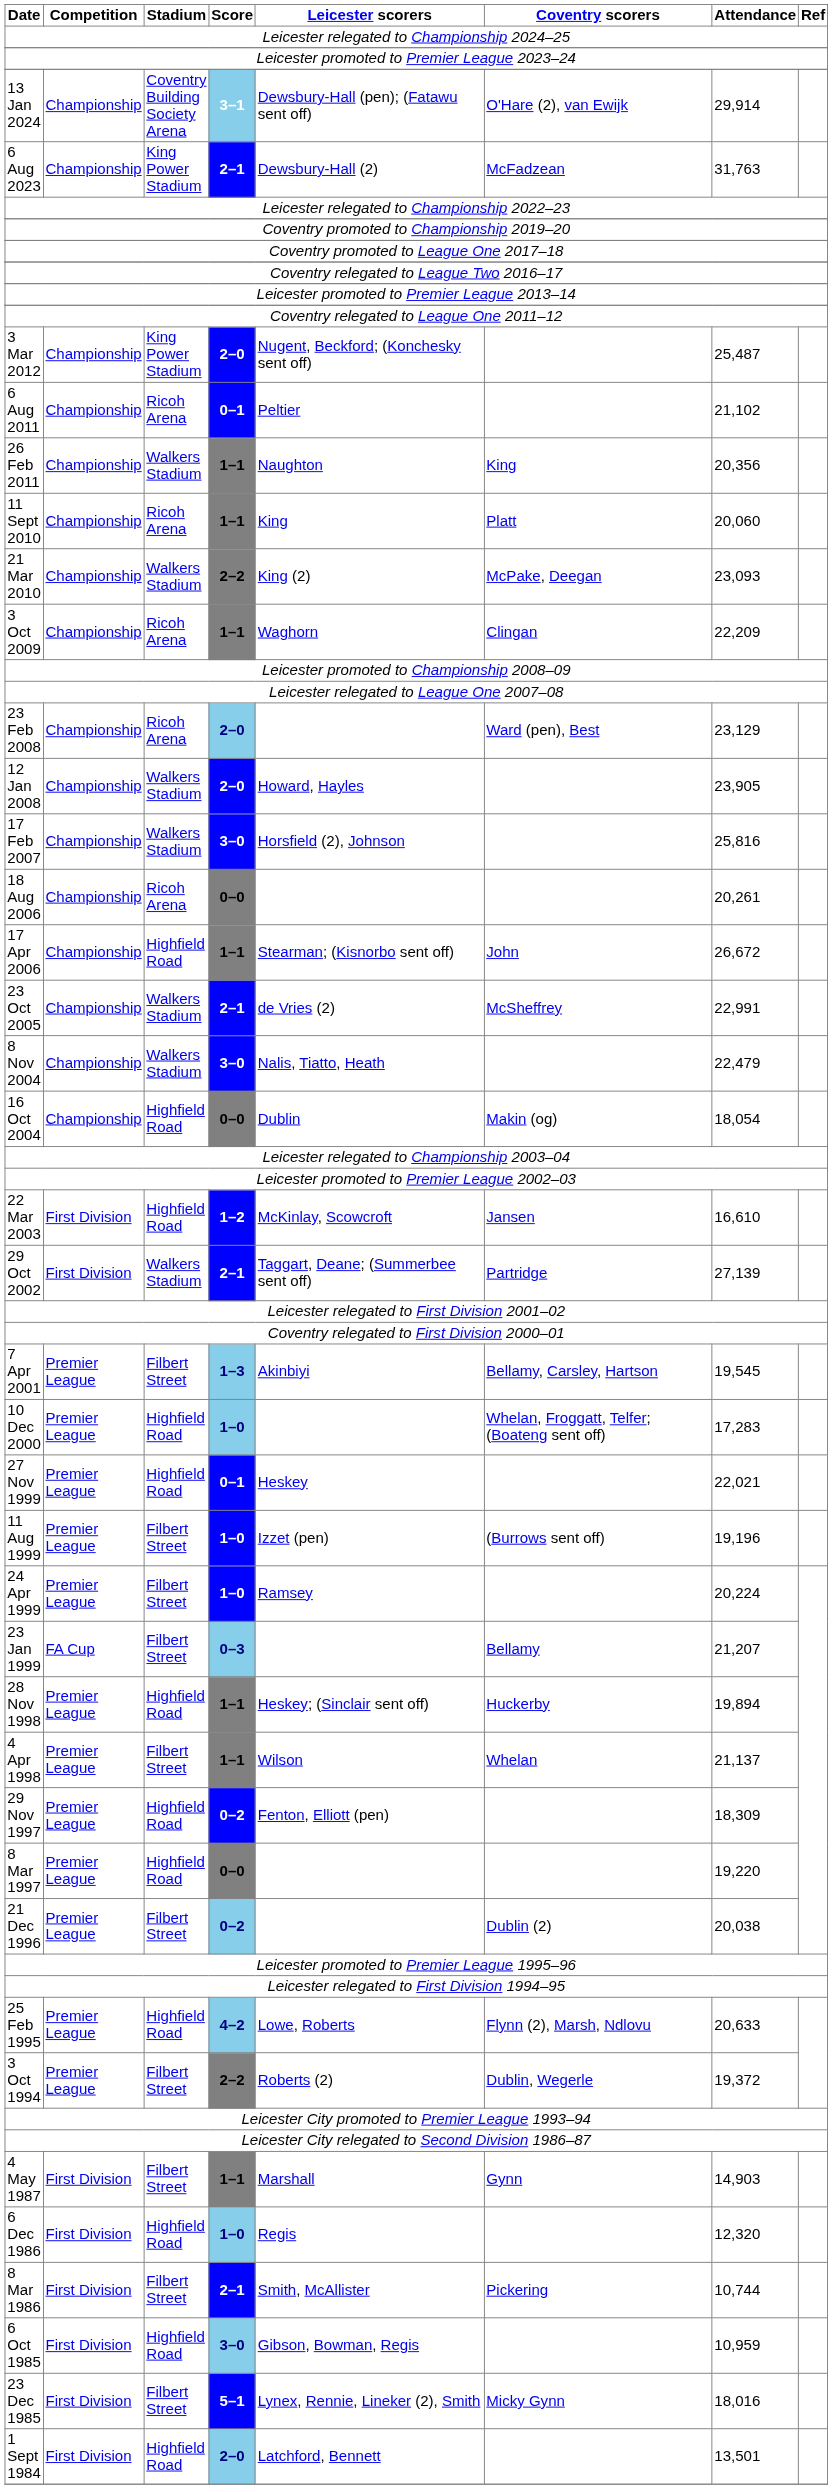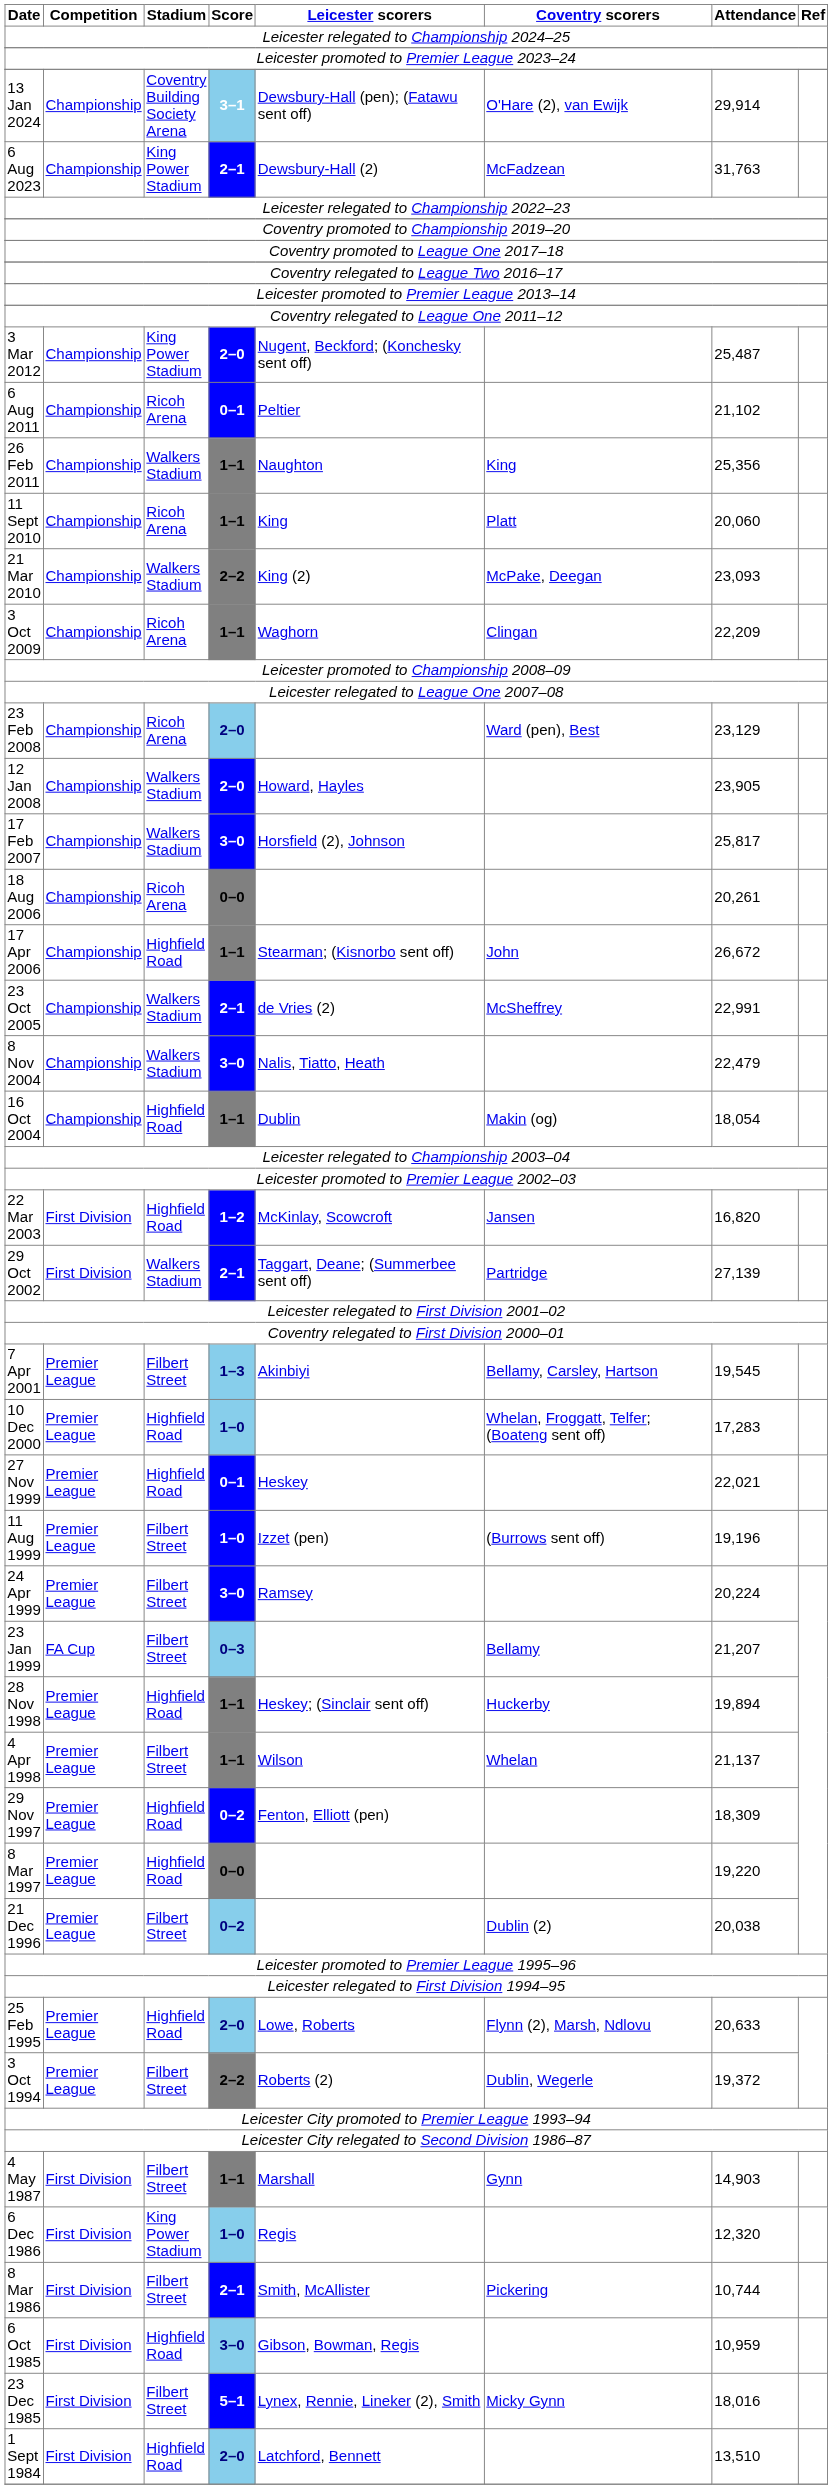(737, 465) 20,356 -> (737, 465) 25,356
(737, 841) 25,816 -> (737, 841) 25,817
(232, 1118) 0–0 -> (232, 1118) 1–1
(737, 1217) 16,610 -> (737, 1217) 16,820
(232, 1593) 1–0 -> (232, 1593) 3–0
(232, 2025) 4–2 -> (232, 2025) 2–0
(176, 2234) Highfield Road -> (174, 2234) King Power Stadium
(737, 2456) 13,501 -> (737, 2456) 13,510
